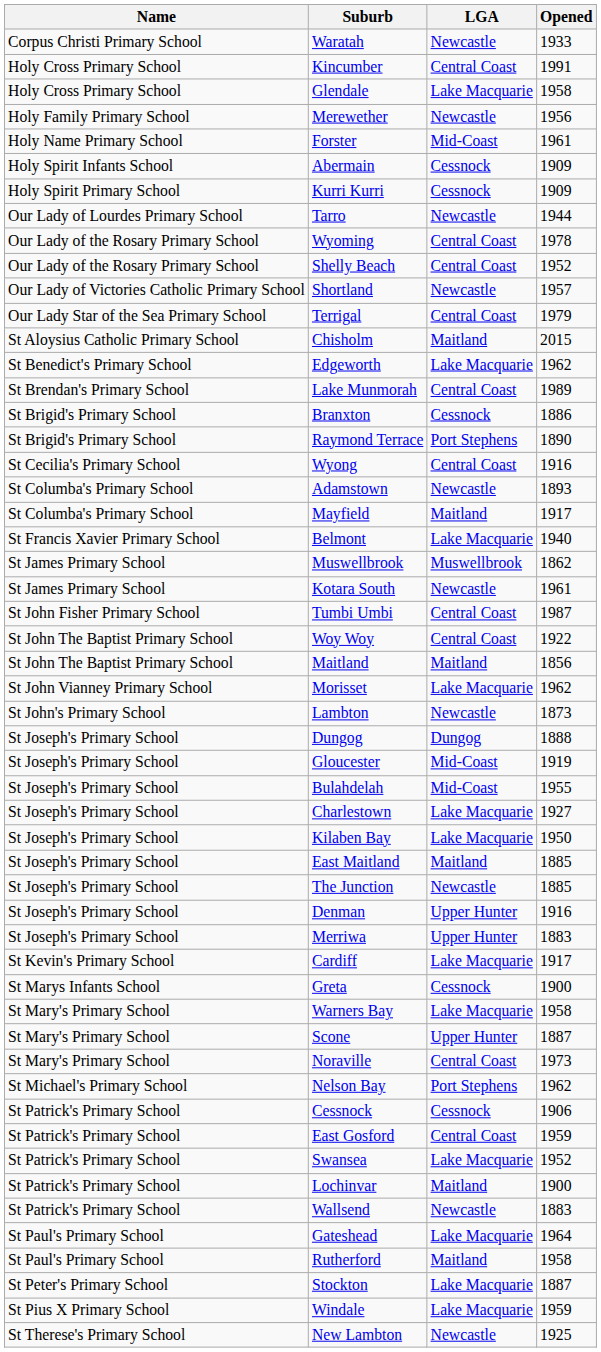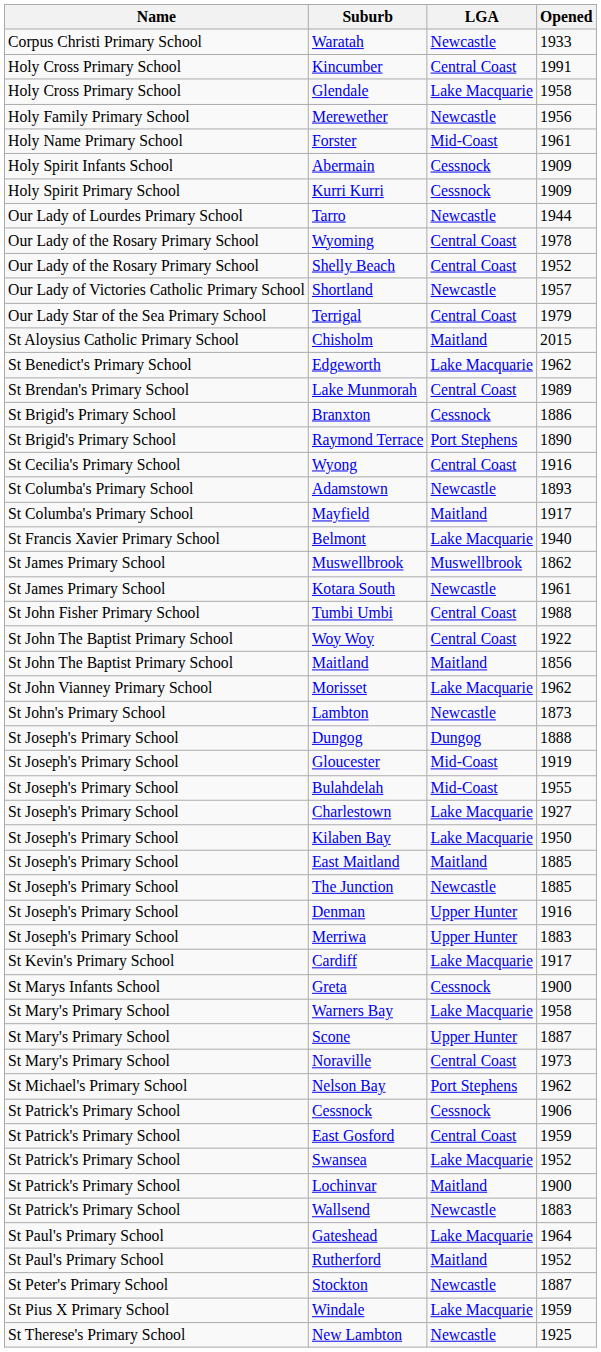(556, 613) 1987 -> (556, 613) 1988
(556, 1260) 1958 -> (556, 1260) 1952
(482, 1285) Lake Macquarie -> (463, 1285) Newcastle
